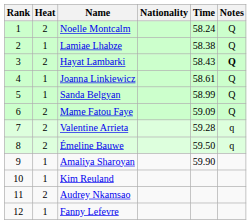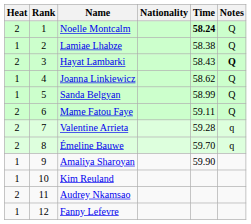columns swapped: (18, 12) <-> (45, 12)
(204, 29) normal -> (204, 29) bold
(204, 79) 58.61 -> (204, 79) 58.62
(204, 112) 59.09 -> (204, 112) 59.11
(204, 145) 59.50 -> (204, 145) 59.70
